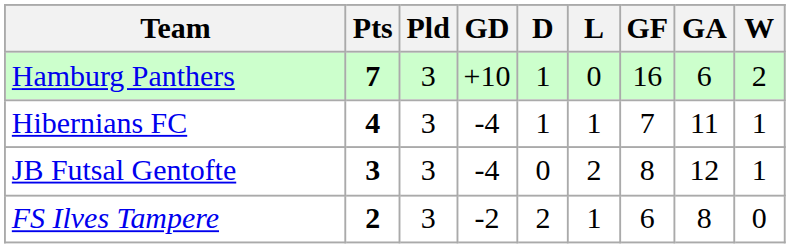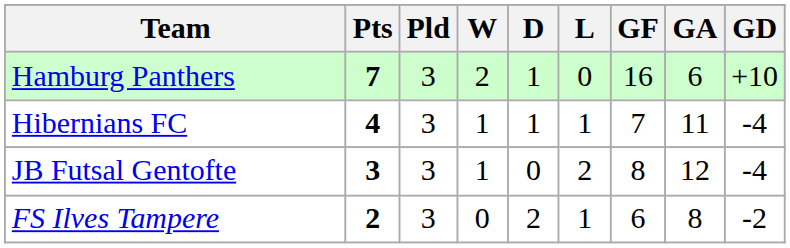columns swapped: (759, 28) <-> (487, 28)
